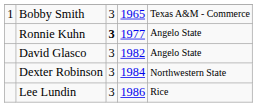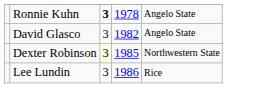- row: (52, 14)
(133, 33) 1977 -> (127, 14) 1978
(112, 72) no background -> (105, 53) lightyellow background
(133, 72) 1984 -> (127, 53) 1985
